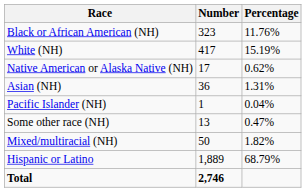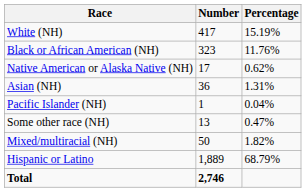rows swapped: (35, 50) <-> (83, 31)
